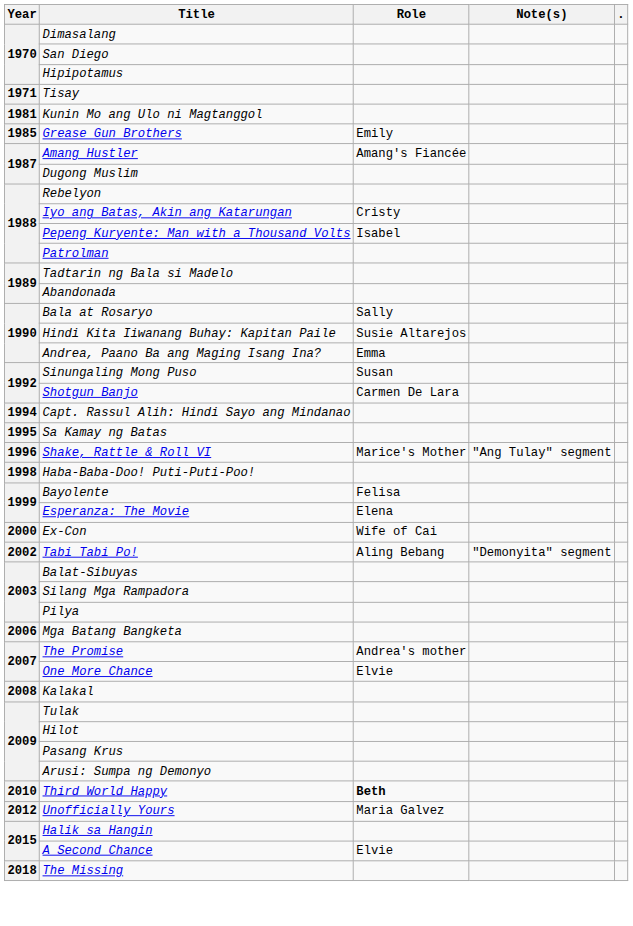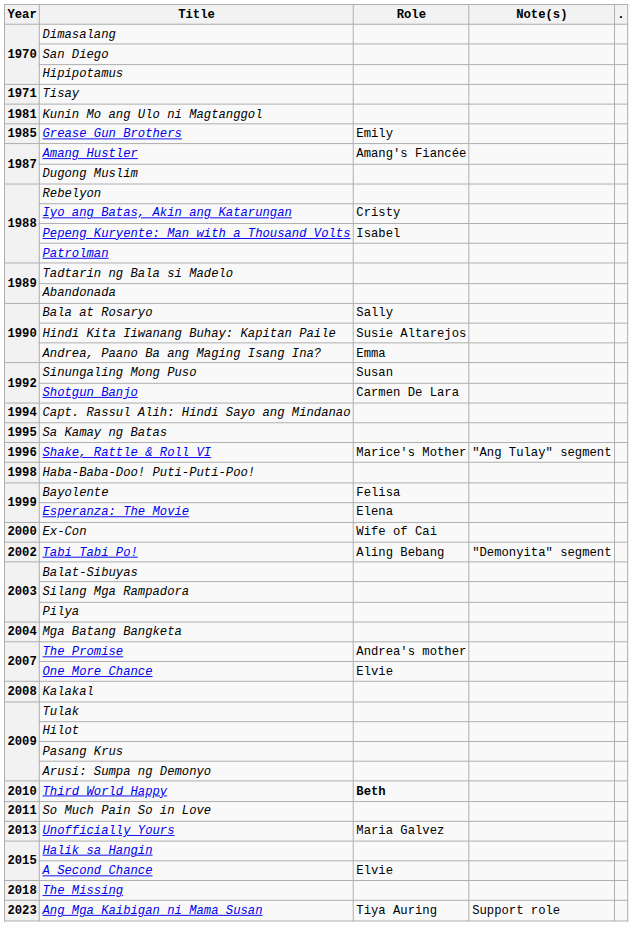(22, 632) 2006 -> (22, 632) 2004
+ row: (127, 811)
(22, 811) 2012 -> (22, 831) 2013
+ row: (153, 911)
